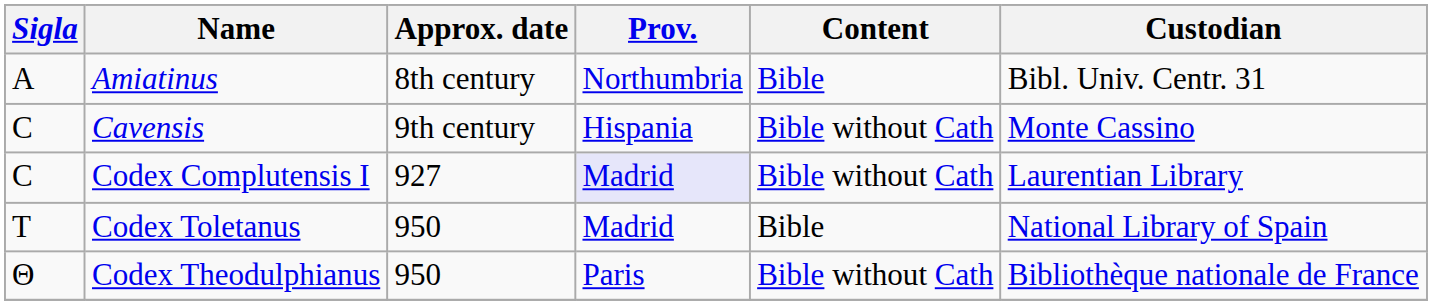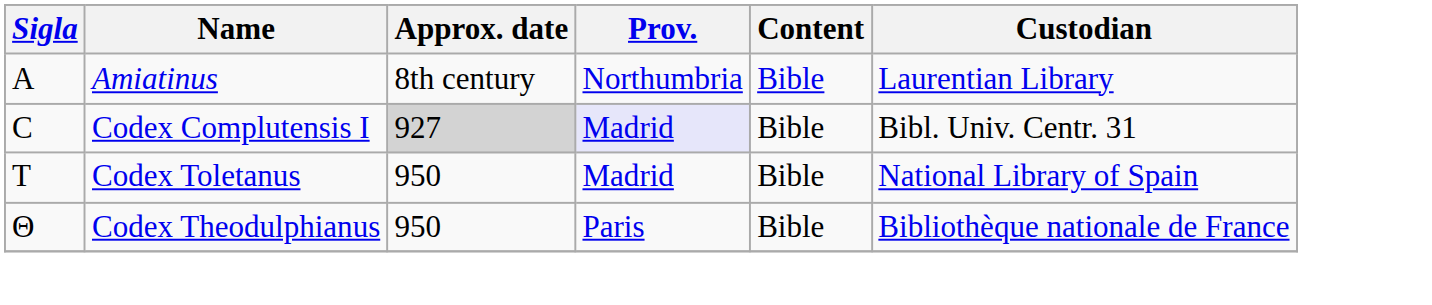(1137, 78) Bibl. Univ. Centr. 31 -> (996, 78) Laurentian Library
- row: (148, 127)
(418, 176) no background -> (418, 127) lightgrey background
(875, 176) Bible without Cath -> (791, 127) Bible
(1125, 176) Laurentian Library -> (1008, 127) Bibl. Univ. Centr. 31
(875, 275) Bible without Cath -> (791, 226) Bible
